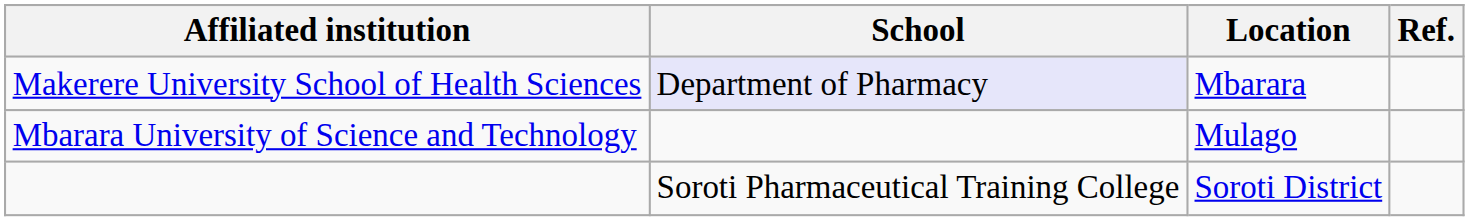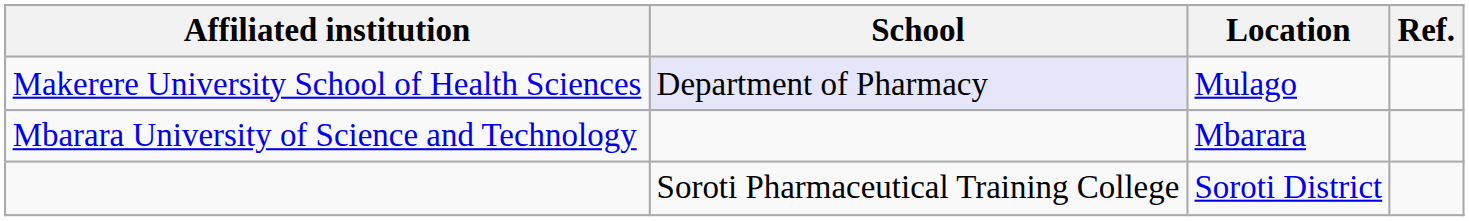(1250, 82) Mbarara -> (1246, 82) Mulago
(1246, 135) Mulago -> (1250, 135) Mbarara
